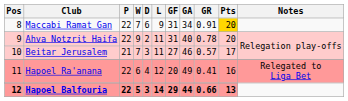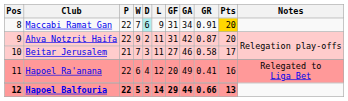(147, 25) no background -> (147, 25) paleturquoise background
(187, 39) 40 -> (187, 39) 42
(206, 39) 0.78 -> (206, 39) 0.87
(206, 53) 0.57 -> (206, 53) 0.58
